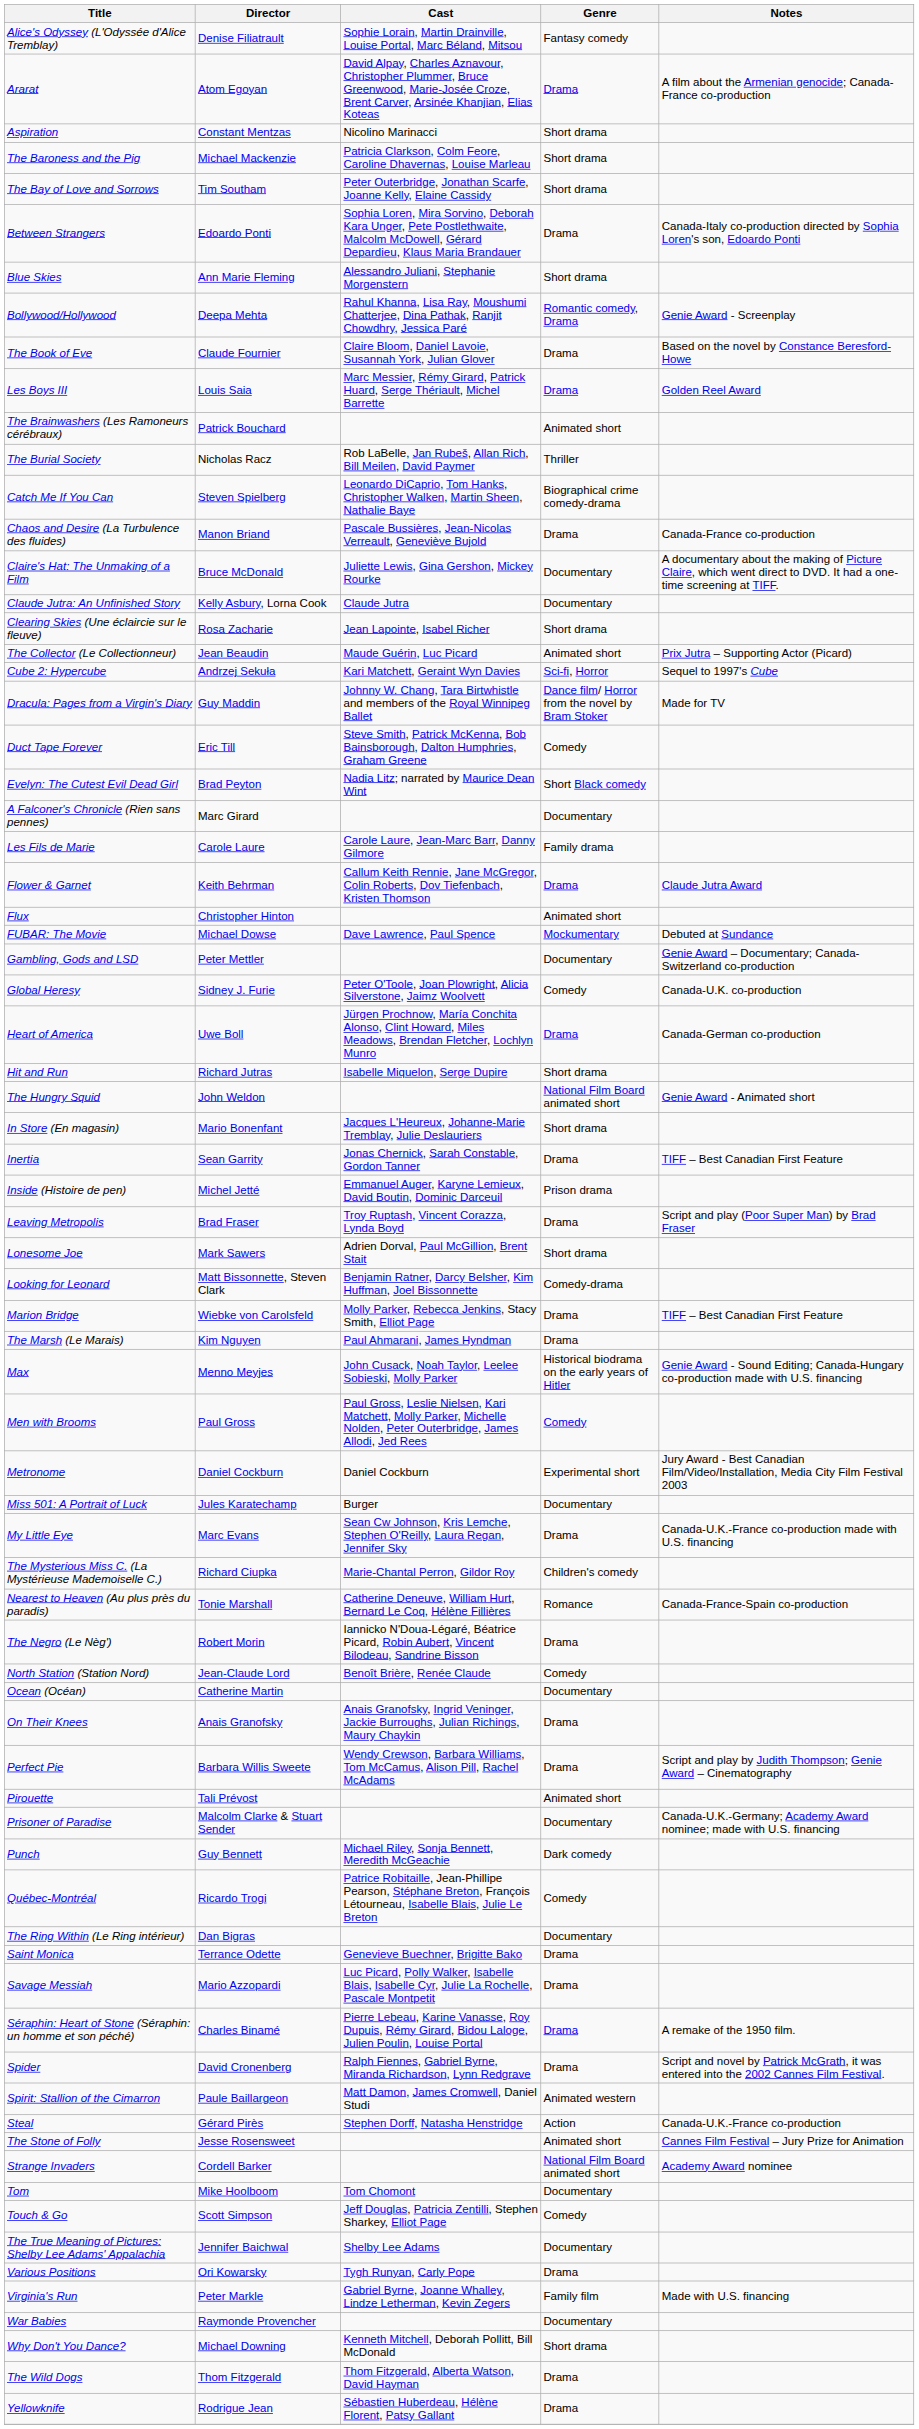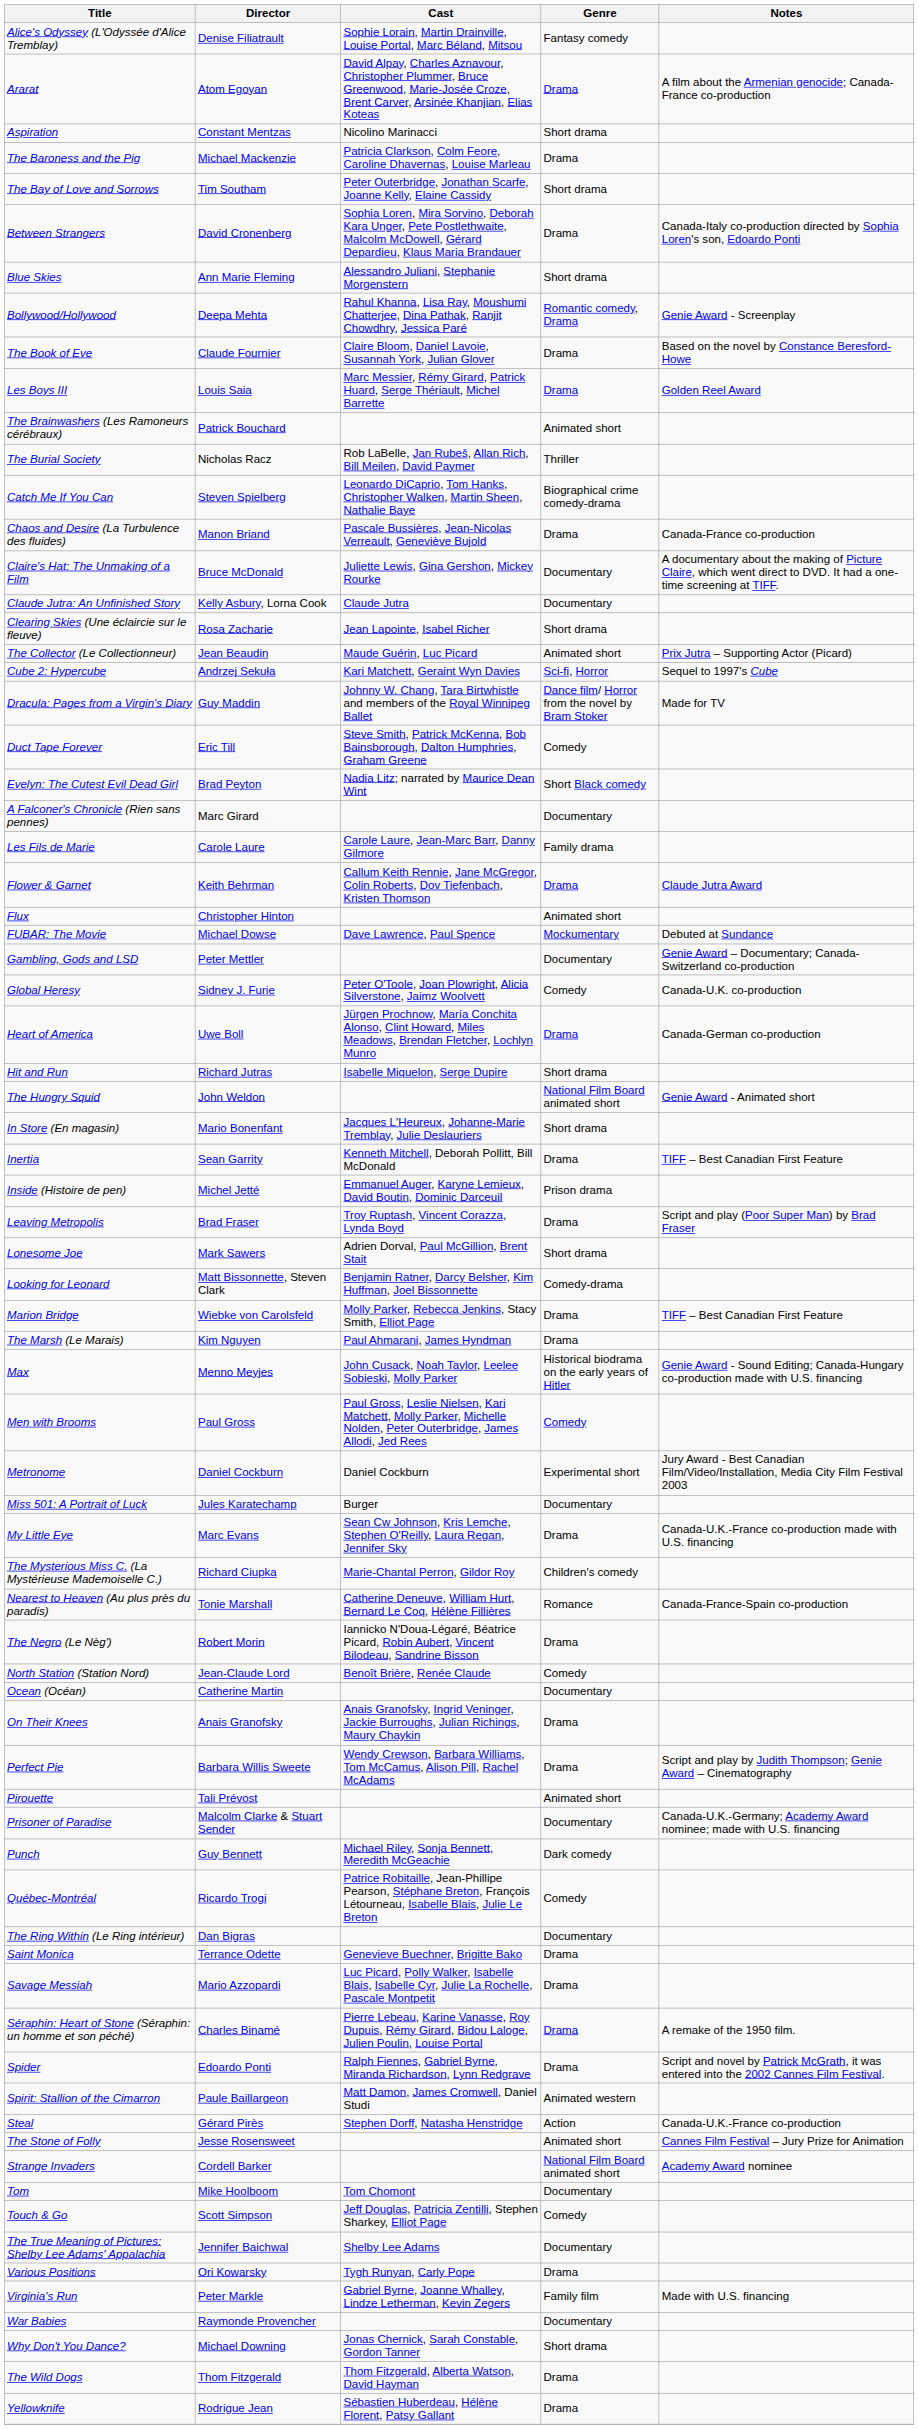(575, 157) Short drama -> (561, 157) Drama
(234, 233) Edoardo Ponti -> (245, 233) David Cronenberg
(431, 1159) Jonas Chernick, Sarah Constable, Gordon Tanner -> (438, 1159) Kenneth Mitchell, Deborah Pollitt, Bill McDonald
(245, 2067) David Cronenberg -> (234, 2067) Edoardo Ponti
(438, 2346) Kenneth Mitchell, Deborah Pollitt, Bill McDonald -> (431, 2346) Jonas Chernick, Sarah Constable, Gordon Tanner
